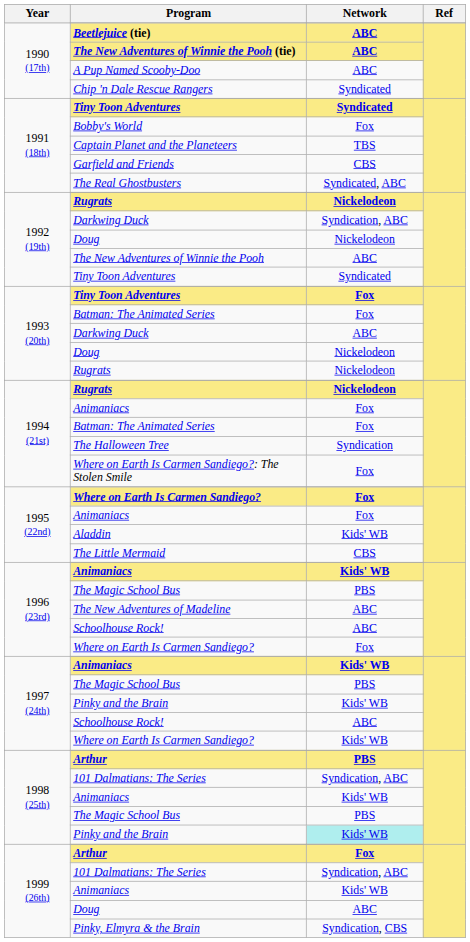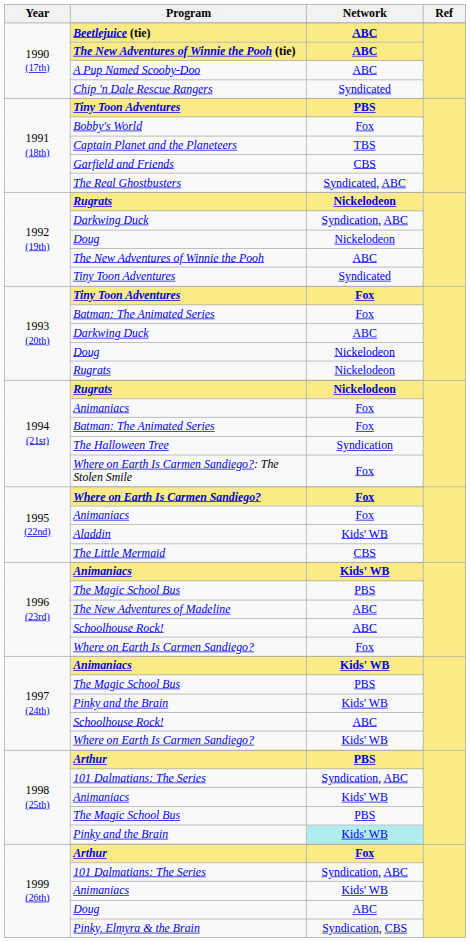(365, 107) Syndicated -> (365, 107) PBS
